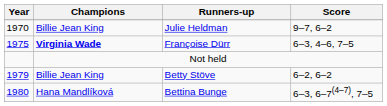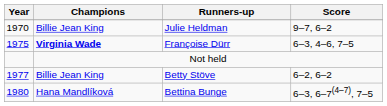(18, 75) 1979 -> (18, 75) 1977
